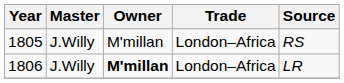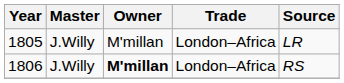(294, 41) RS -> (293, 41) LR
(293, 66) LR -> (294, 66) RS
